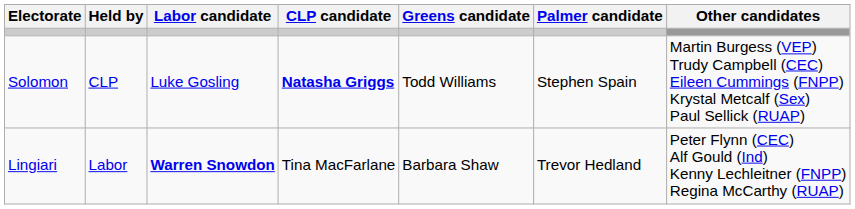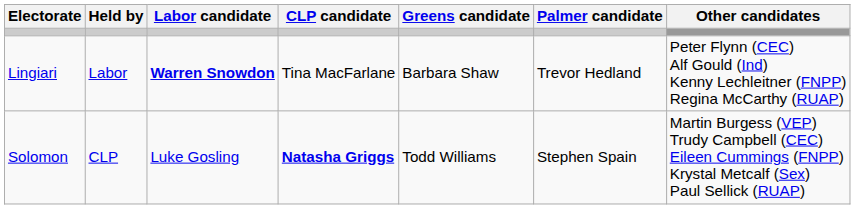rows swapped: (32, 165) <-> (38, 81)
